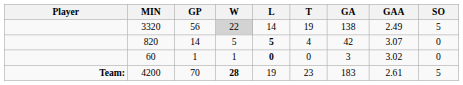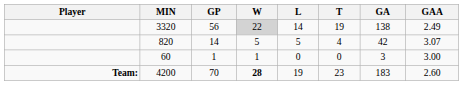- column: (439, 12)
(271, 42) bold -> (298, 42) normal
(271, 57) bold -> (298, 57) normal
(394, 57) 3.02 -> (432, 57) 3.00
(394, 73) 2.61 -> (432, 73) 2.60
